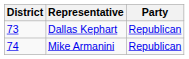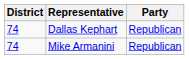(13, 29) 73 -> (13, 29) 74
